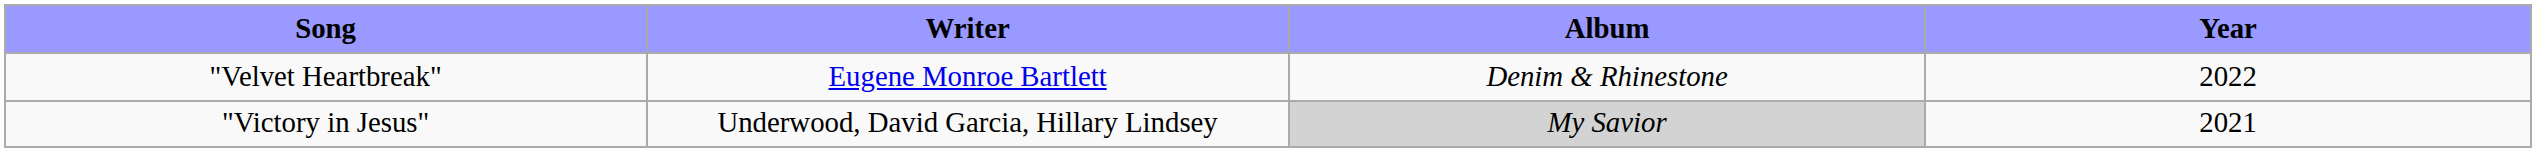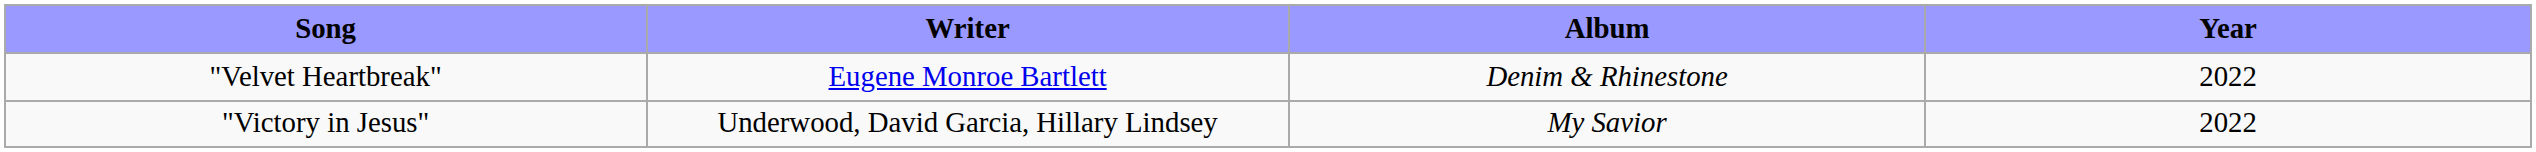(1607, 123) lightgrey background -> (1607, 123) no background
(2228, 123) 2021 -> (2228, 123) 2022
